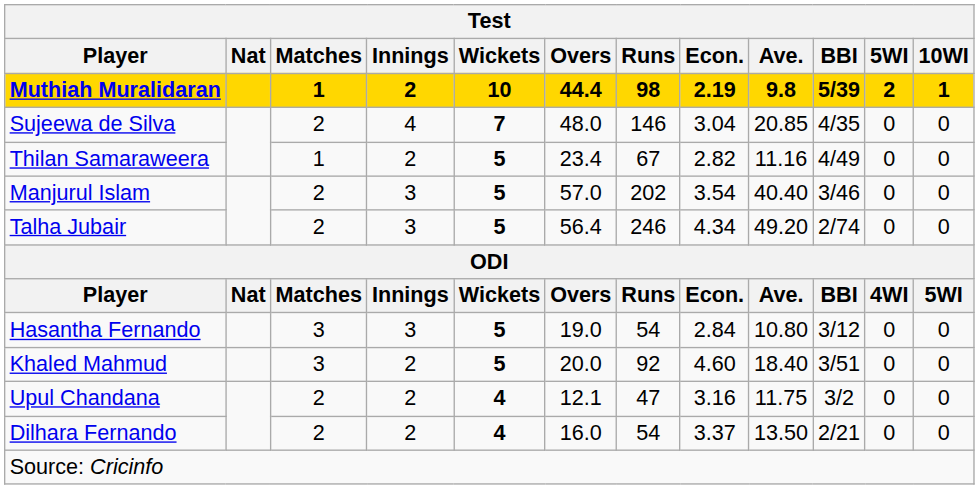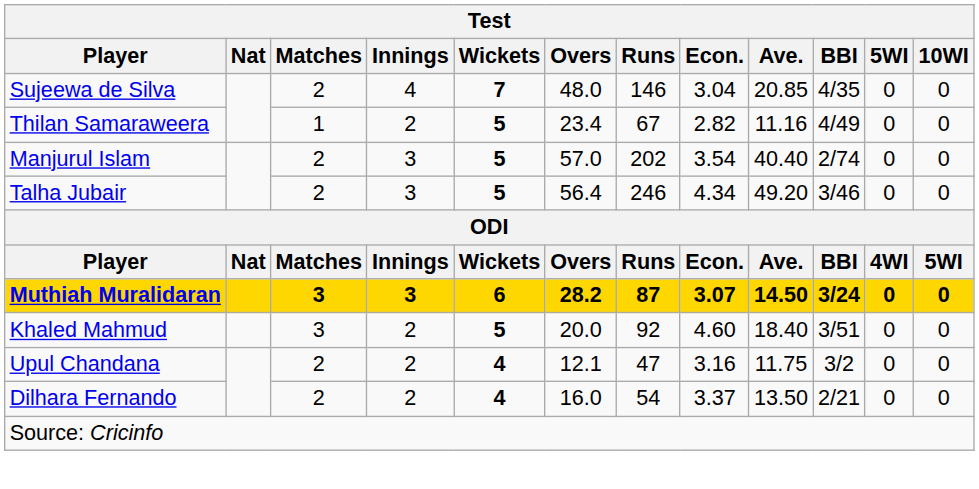- row: (115, 90)
(839, 192) 3/46 -> (839, 158) 2/74
(839, 227) 2/74 -> (839, 192) 3/46
+ row: (115, 295)
- row: (105, 329)
